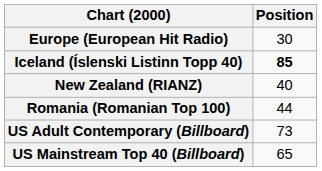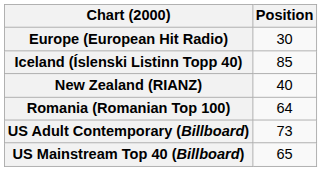(285, 62) bold -> (285, 62) normal
(285, 108) 44 -> (285, 108) 64
